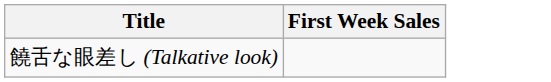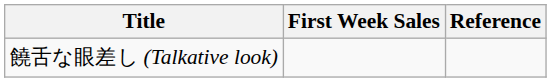+ column: (495, 21)
